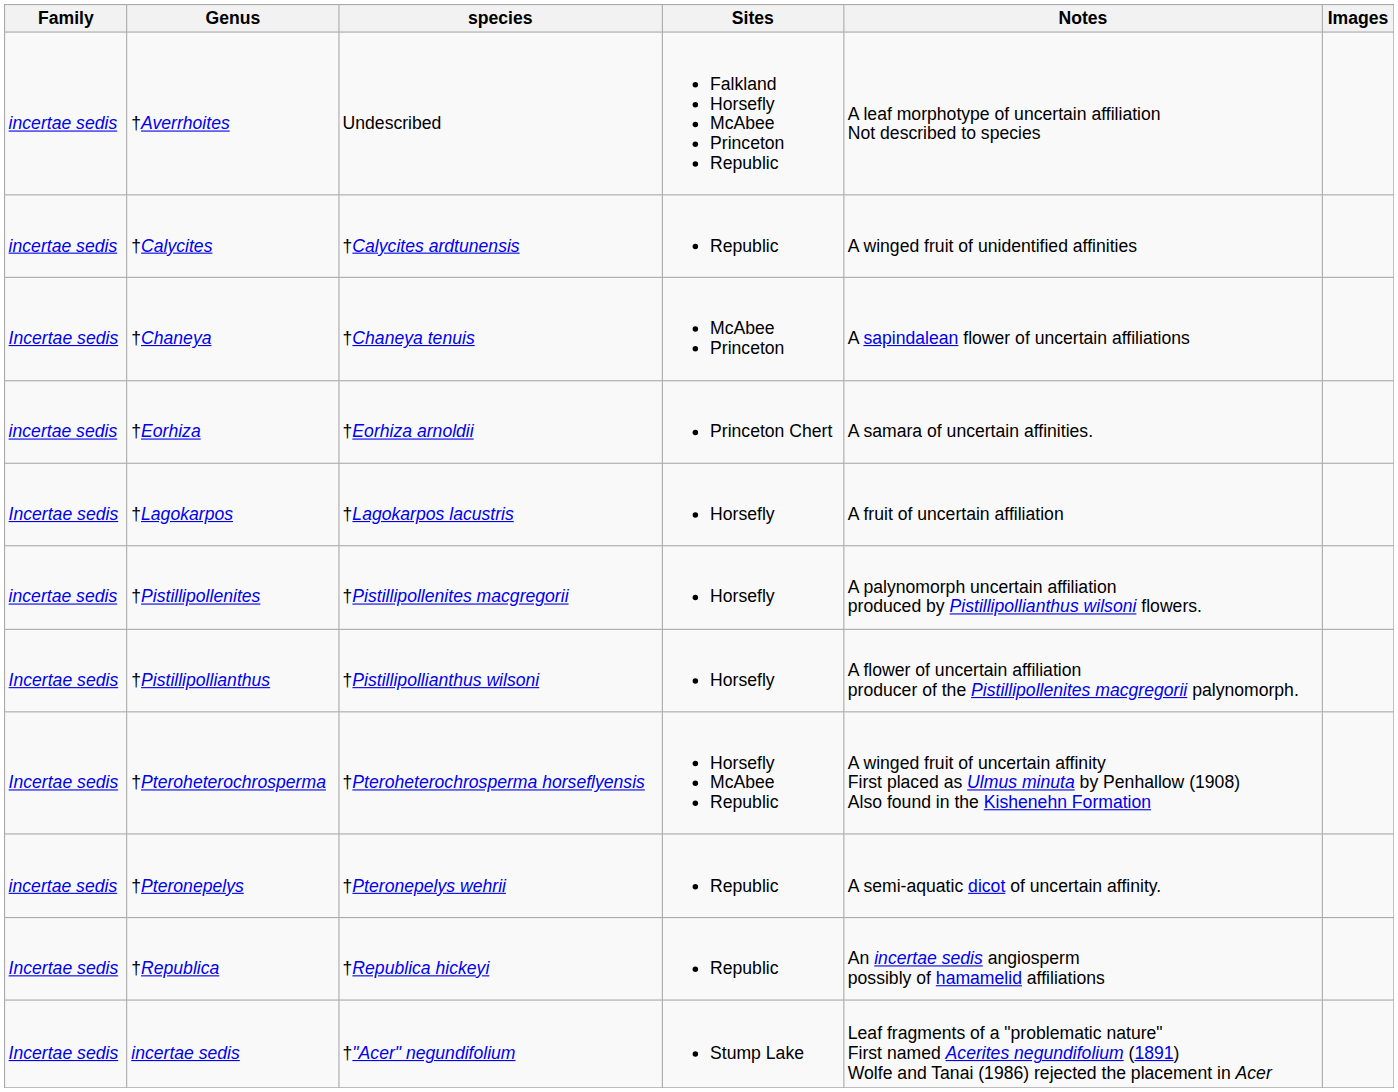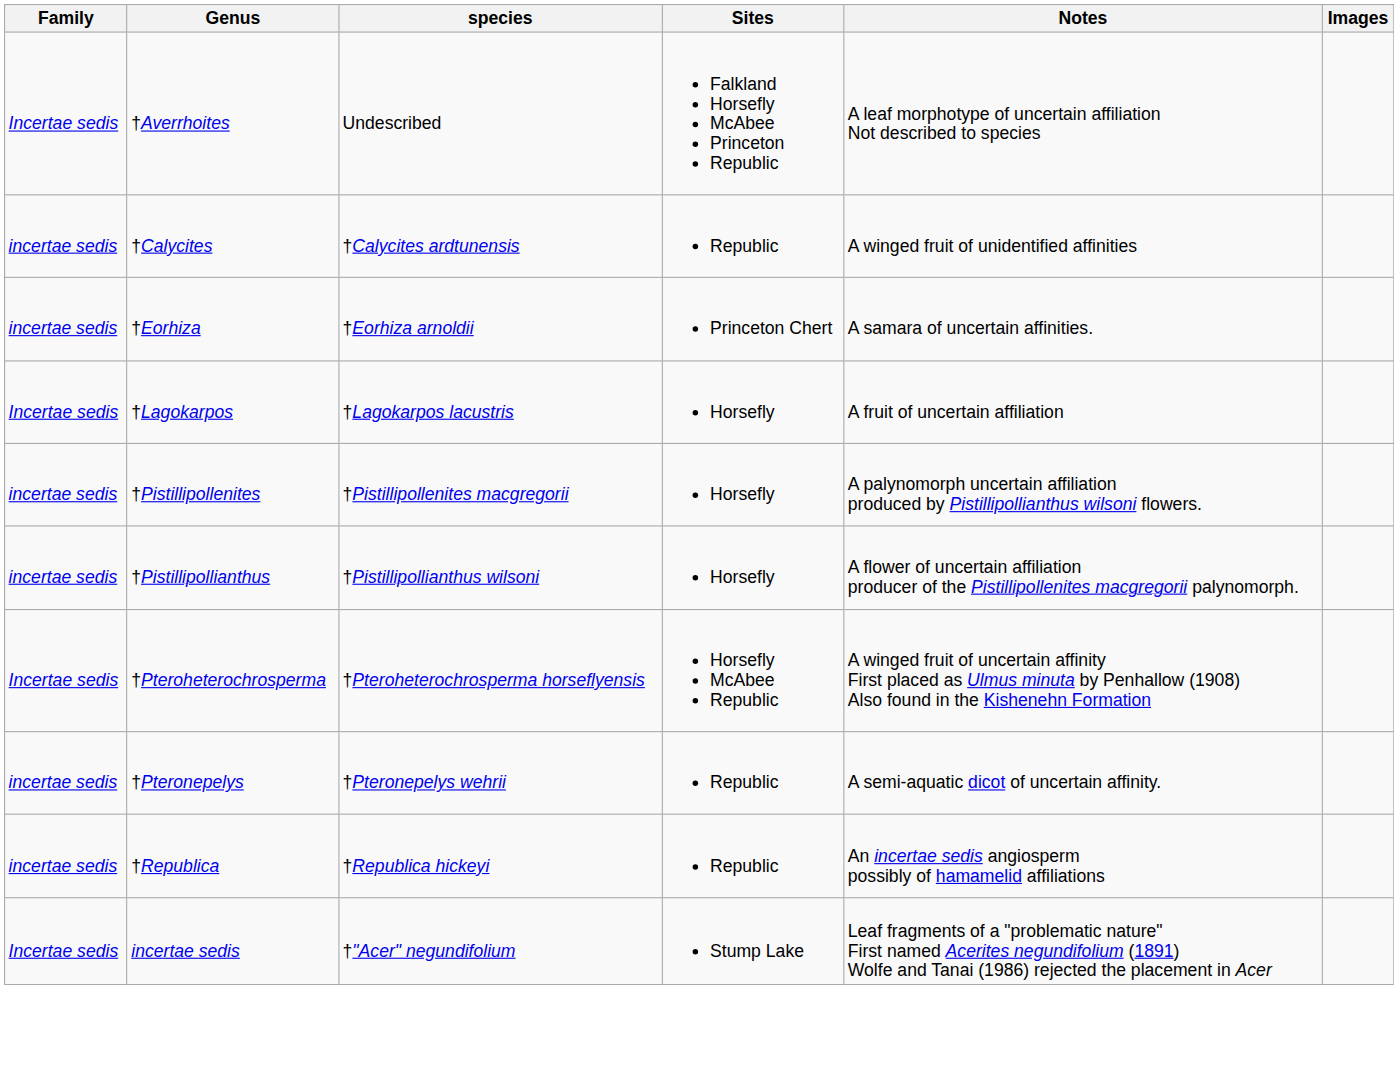(63, 123) incertae sedis -> (63, 123) Incertae sedis
- row: (171, 338)
(63, 680) Incertae sedis -> (63, 577) incertae sedis
(63, 968) Incertae sedis -> (63, 865) incertae sedis
